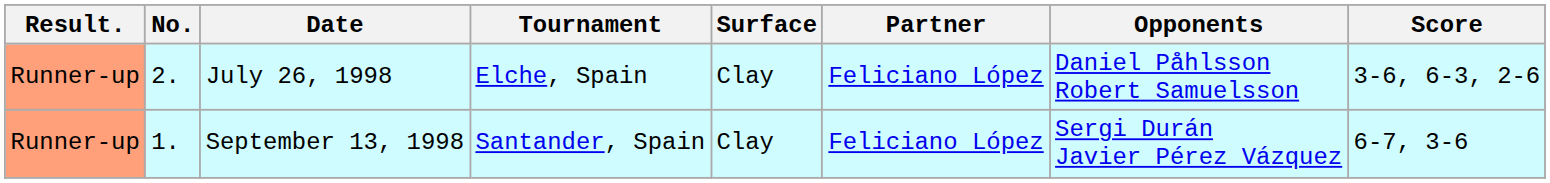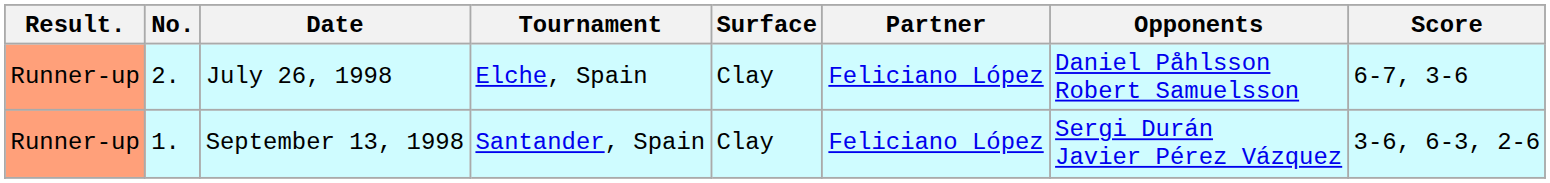(1447, 77) 3-6, 6-3, 2-6 -> (1411, 77) 6-7, 3-6
(1411, 144) 6-7, 3-6 -> (1447, 144) 3-6, 6-3, 2-6
